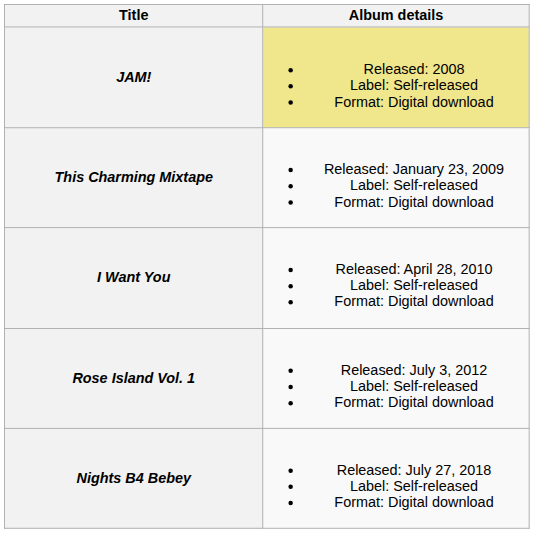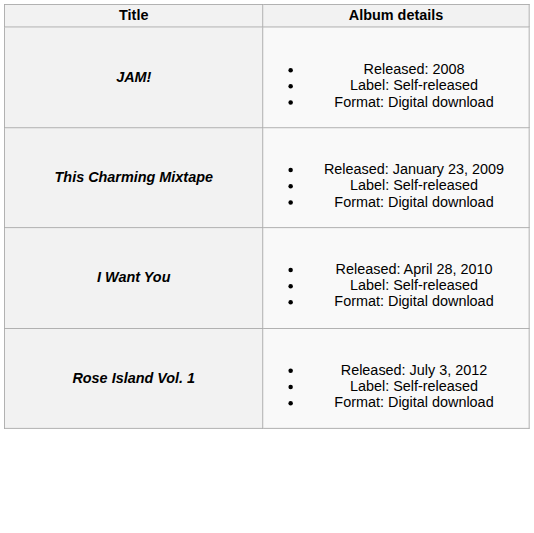(396, 86) khaki background -> (396, 86) no background
- row: (134, 478)
